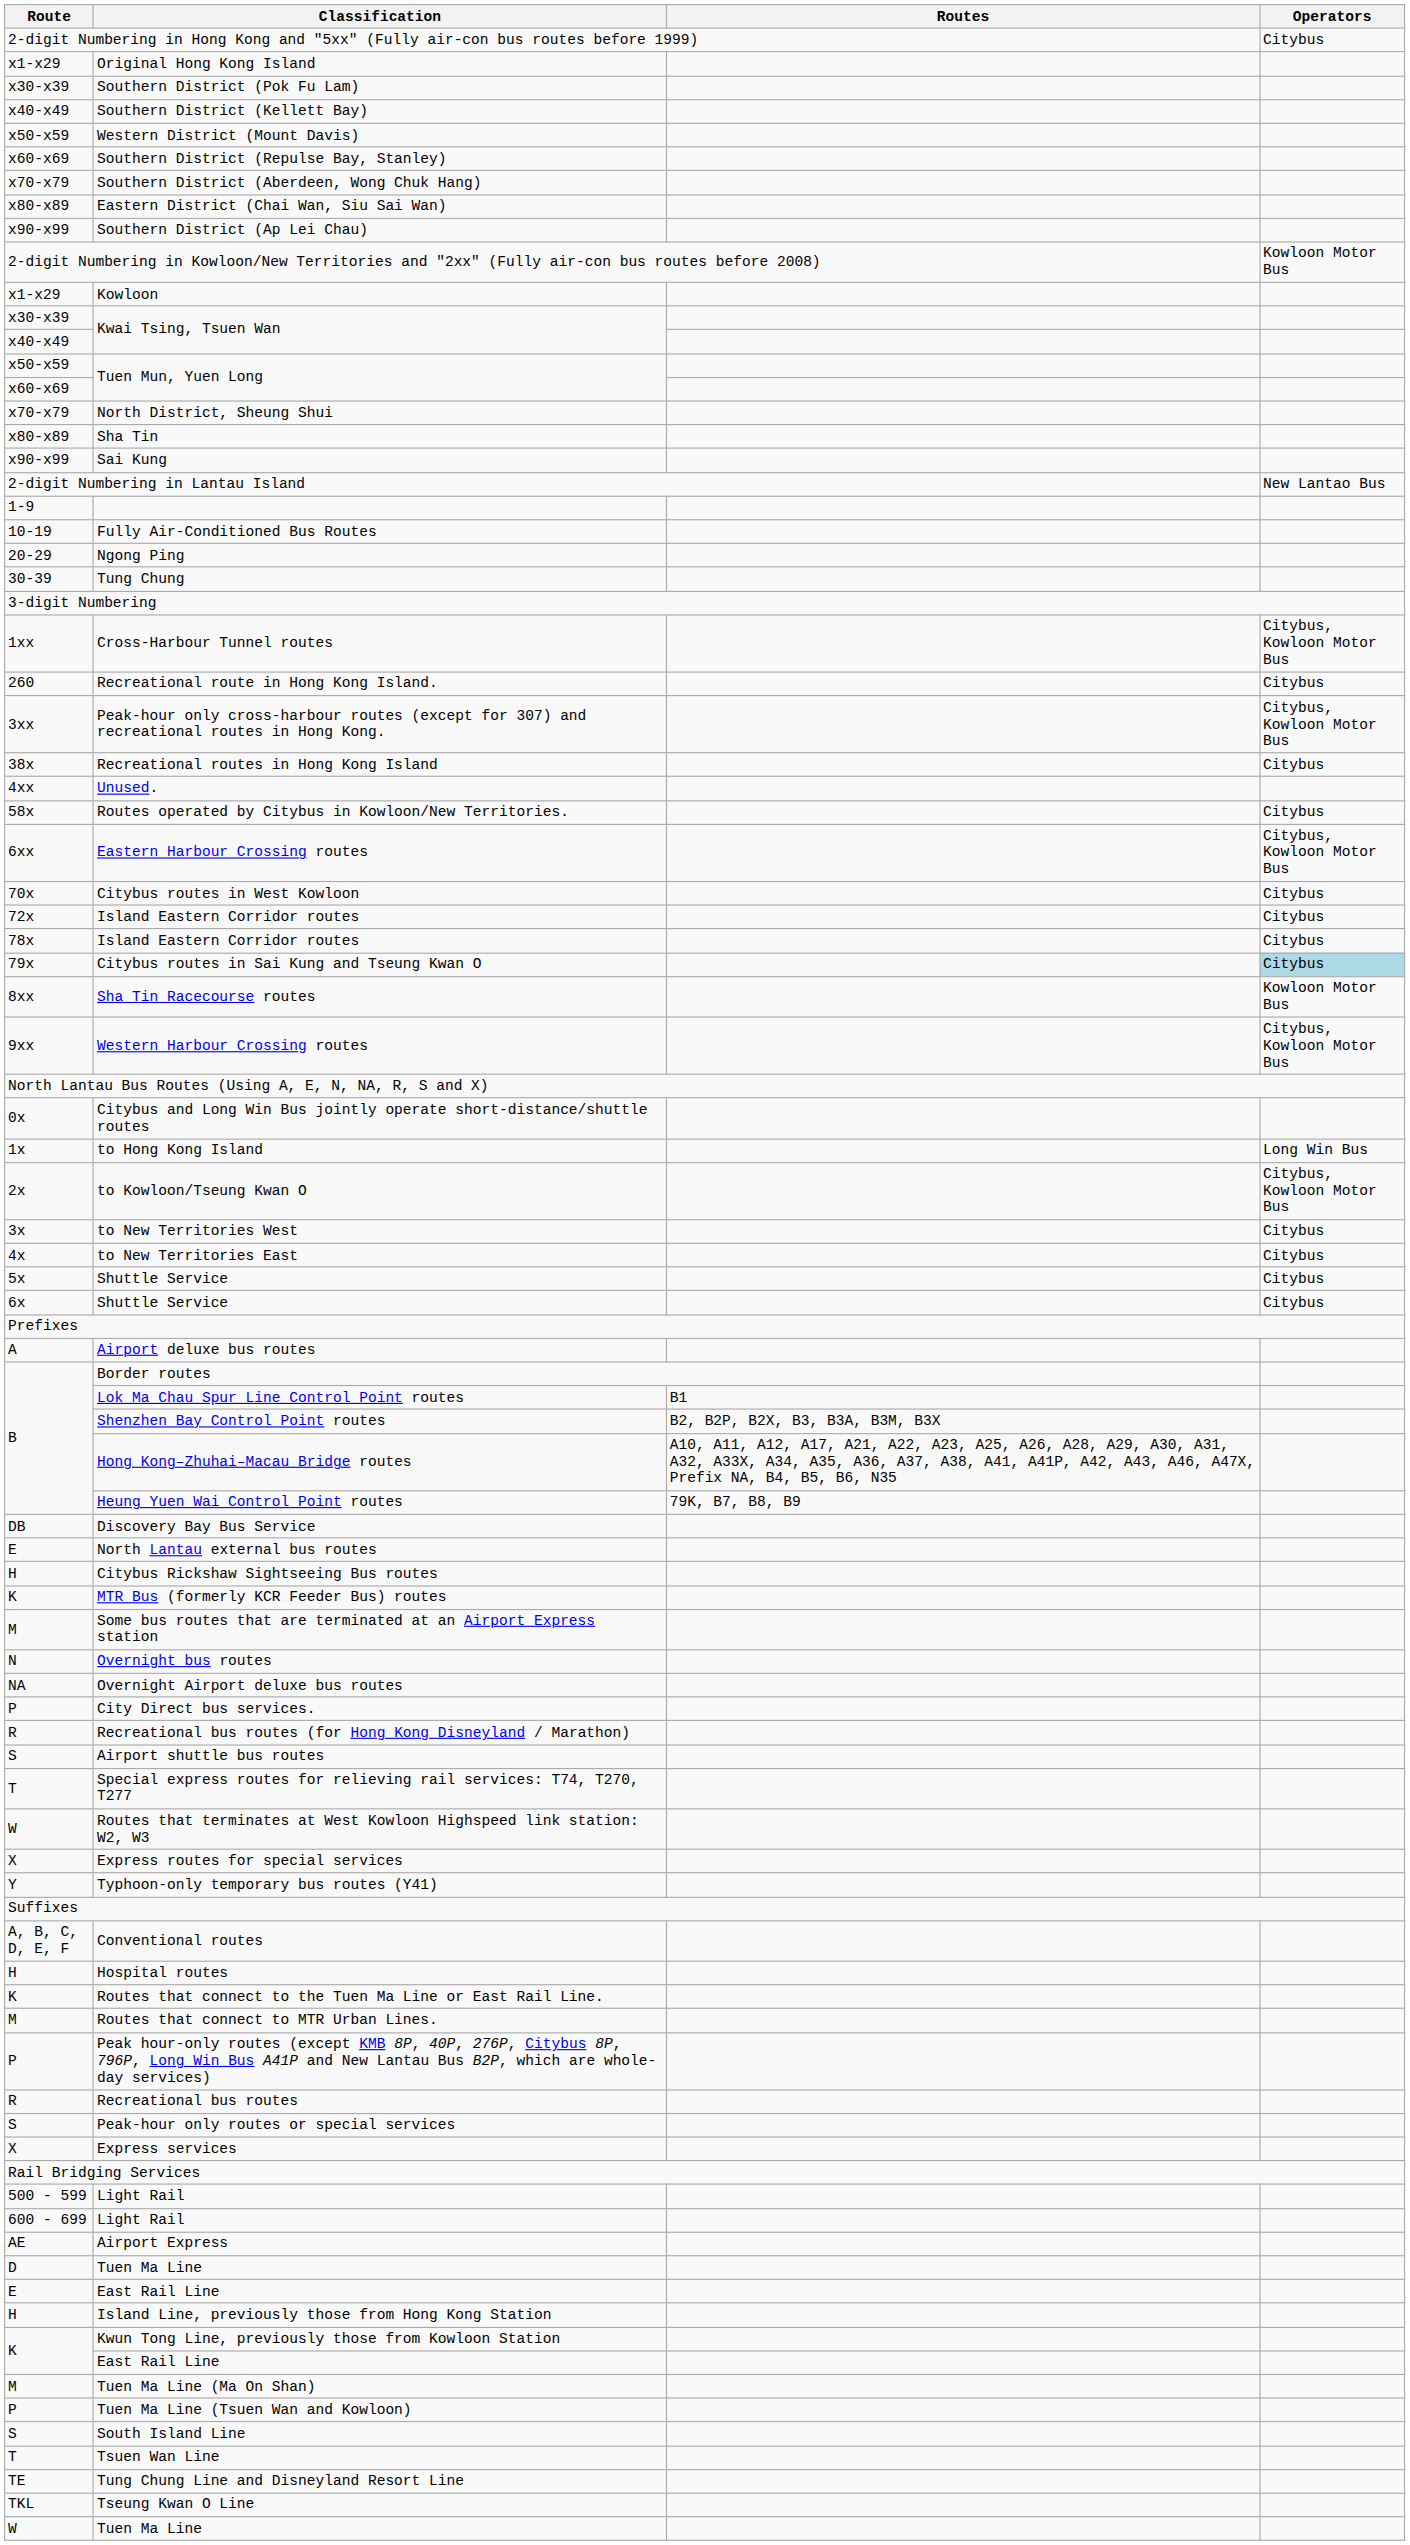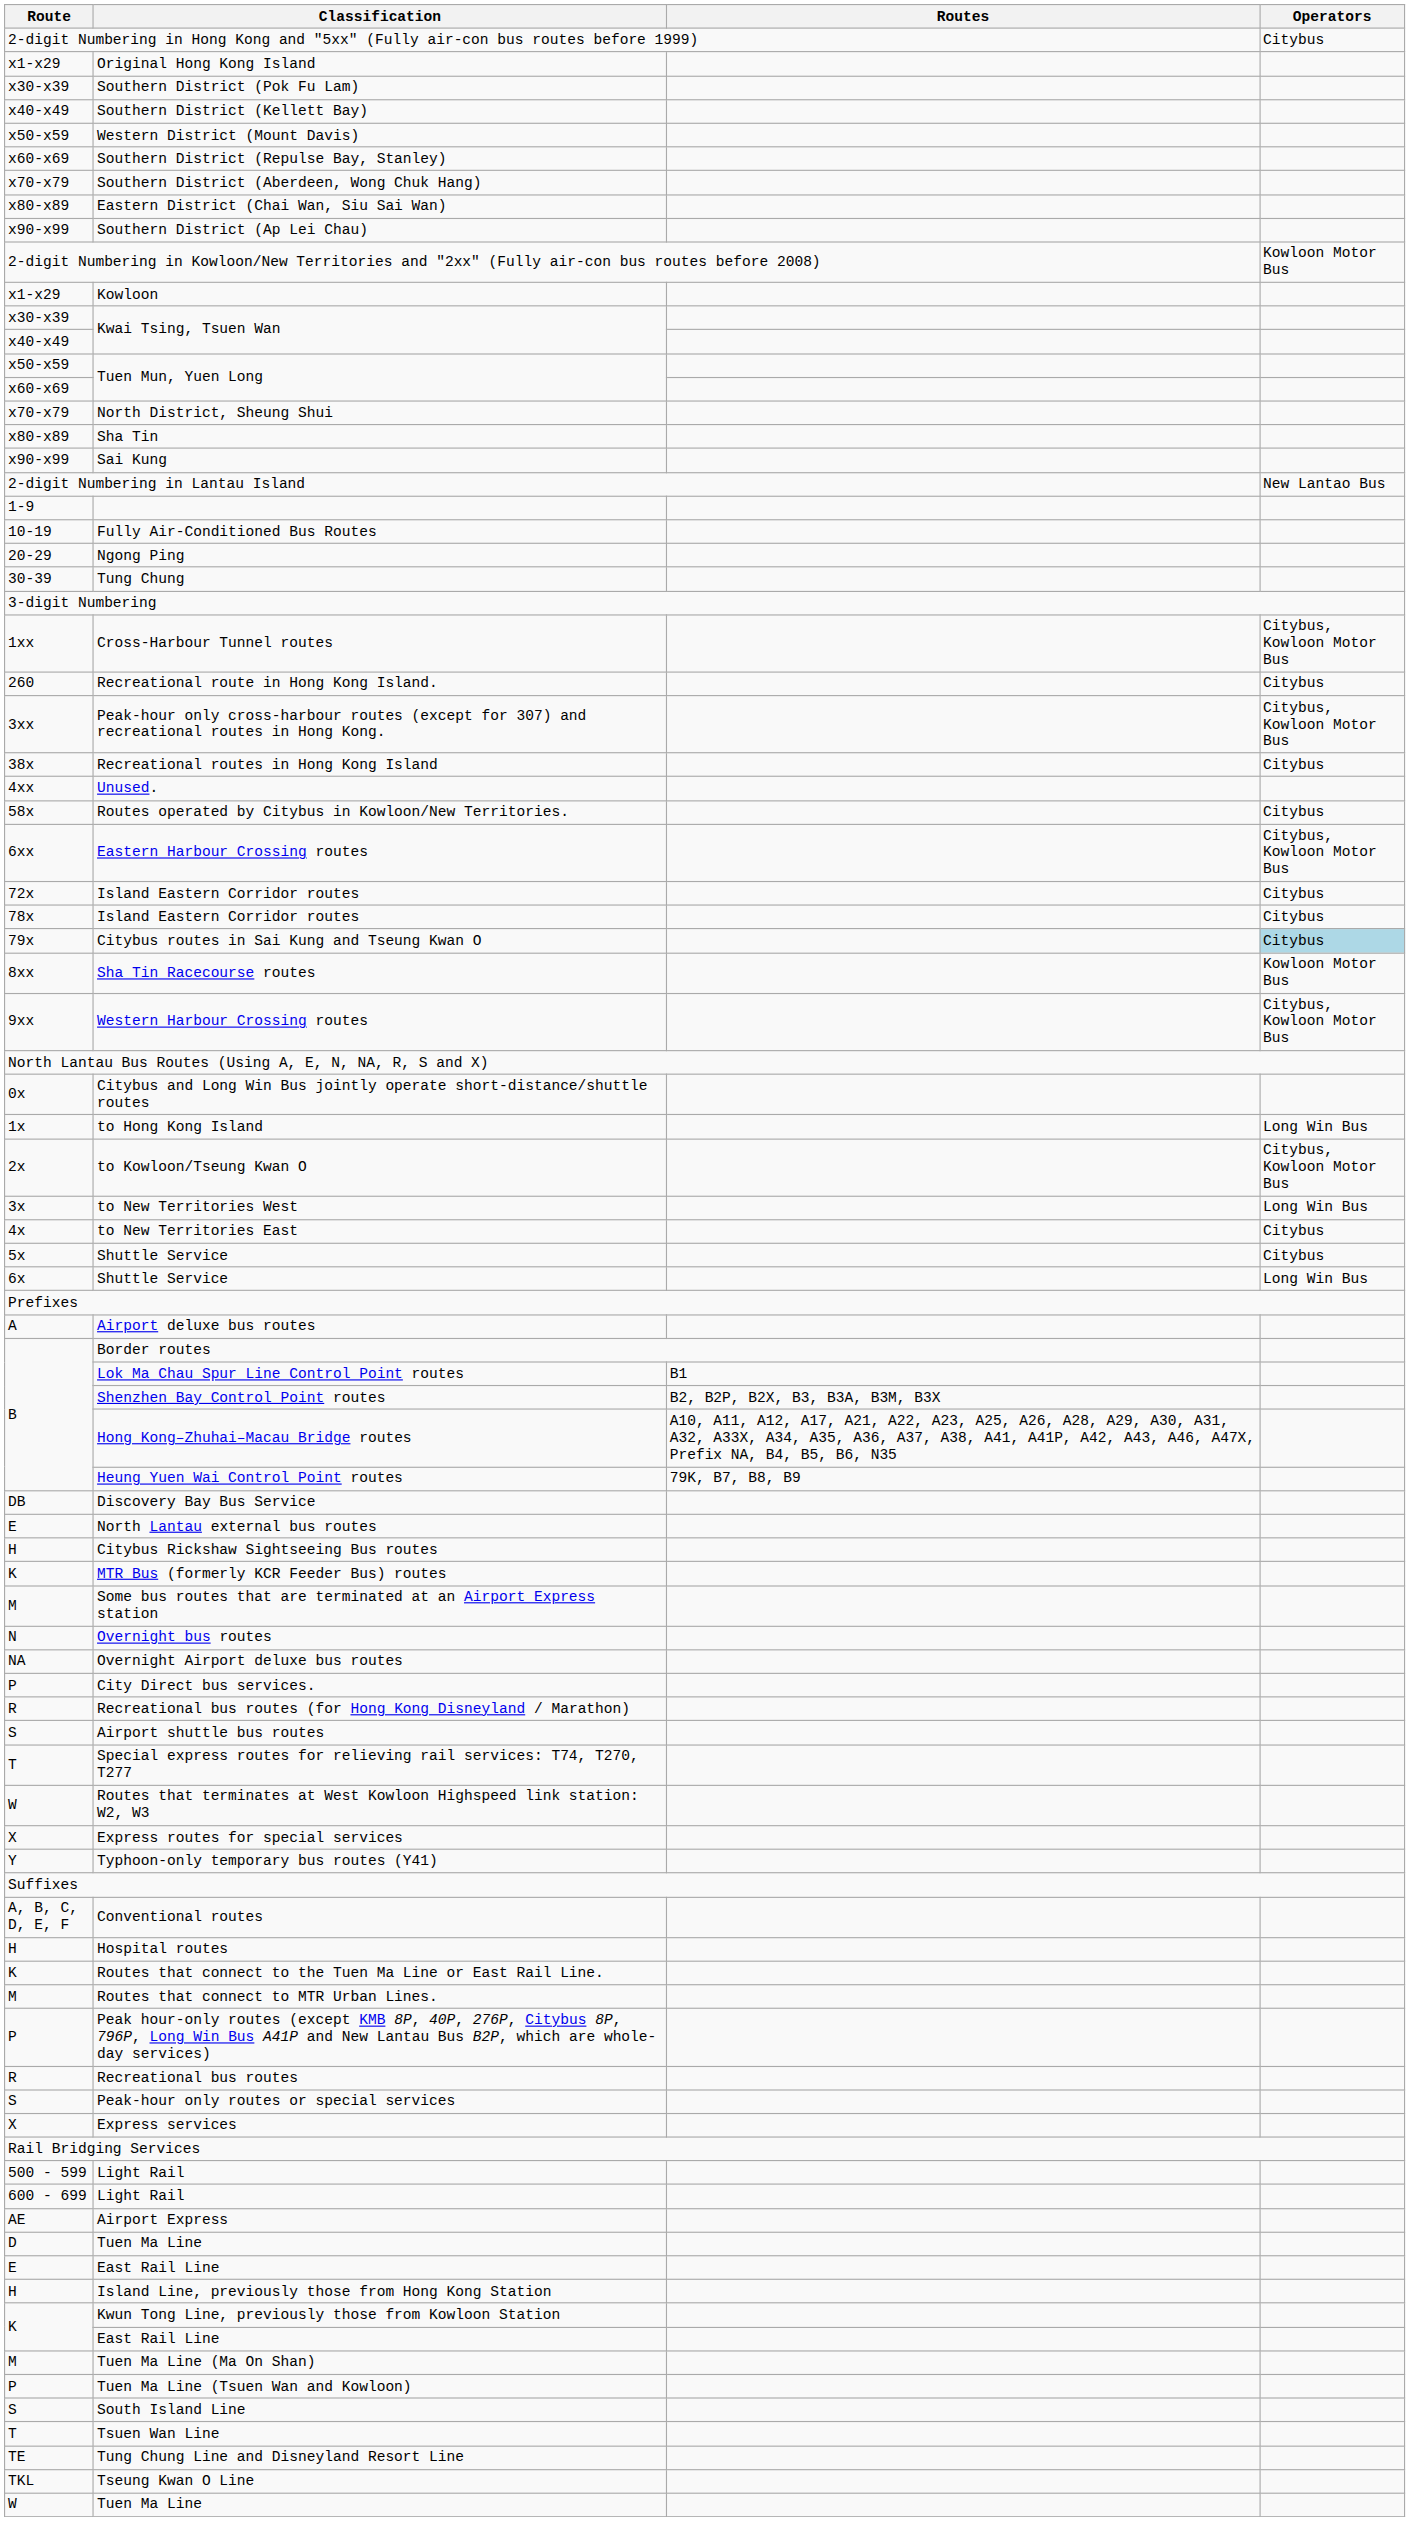- row: (21, 893)
(1294, 1231) Citybus -> (1316, 1208) Long Win Bus
(1294, 1303) Citybus -> (1316, 1279) Long Win Bus
